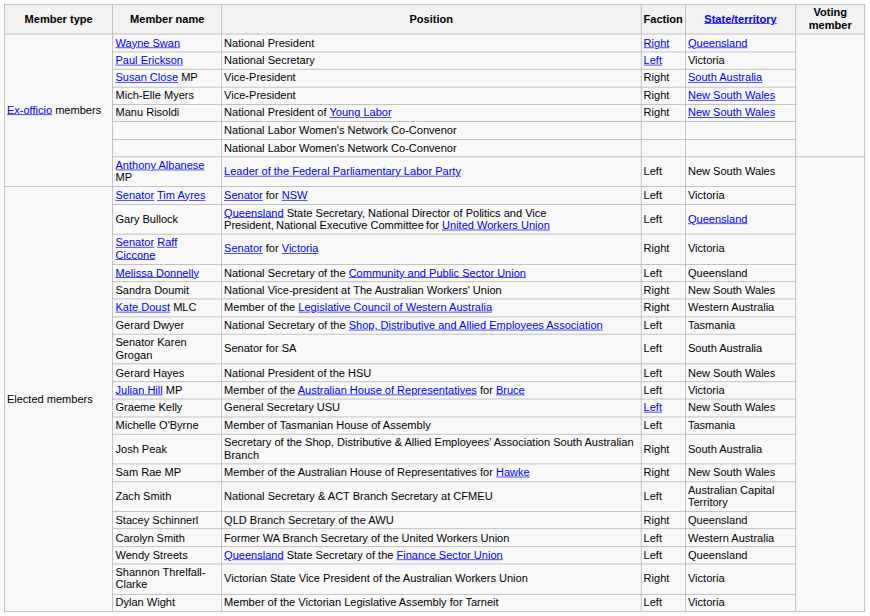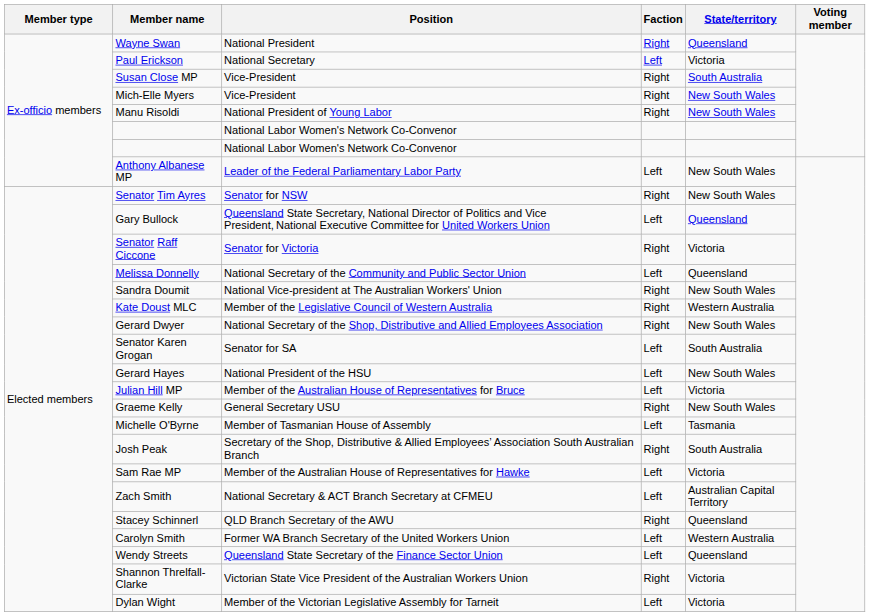(653, 195) Left -> (656, 195) Right
(706, 195) Victoria -> (732, 195) New South Wales
(653, 325) Left -> (656, 325) Right
(712, 325) Tasmania -> (732, 325) New South Wales
(653, 408) Left -> (656, 408) Right
(656, 472) Right -> (653, 472) Left
(732, 472) New South Wales -> (706, 472) Victoria
